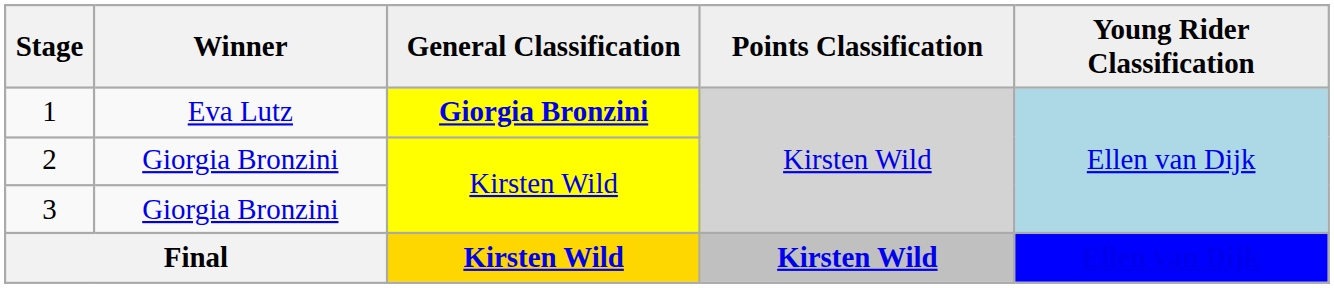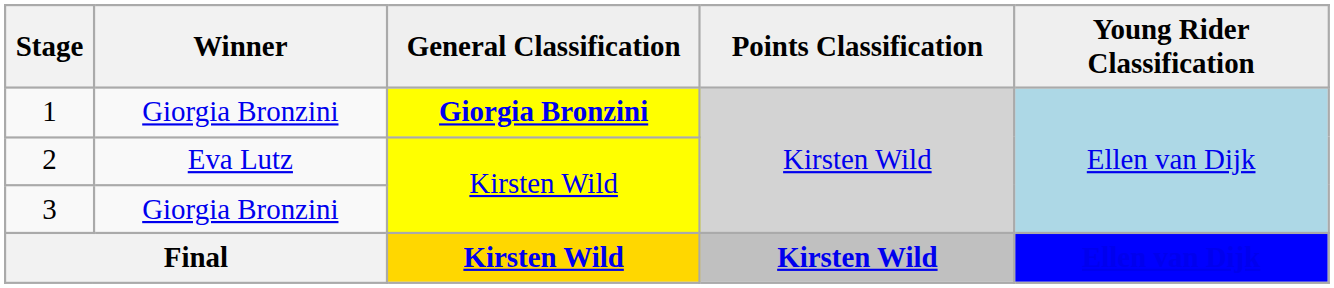(240, 112) Eva Lutz -> (240, 112) Giorgia Bronzini
(240, 160) Giorgia Bronzini -> (240, 160) Eva Lutz
